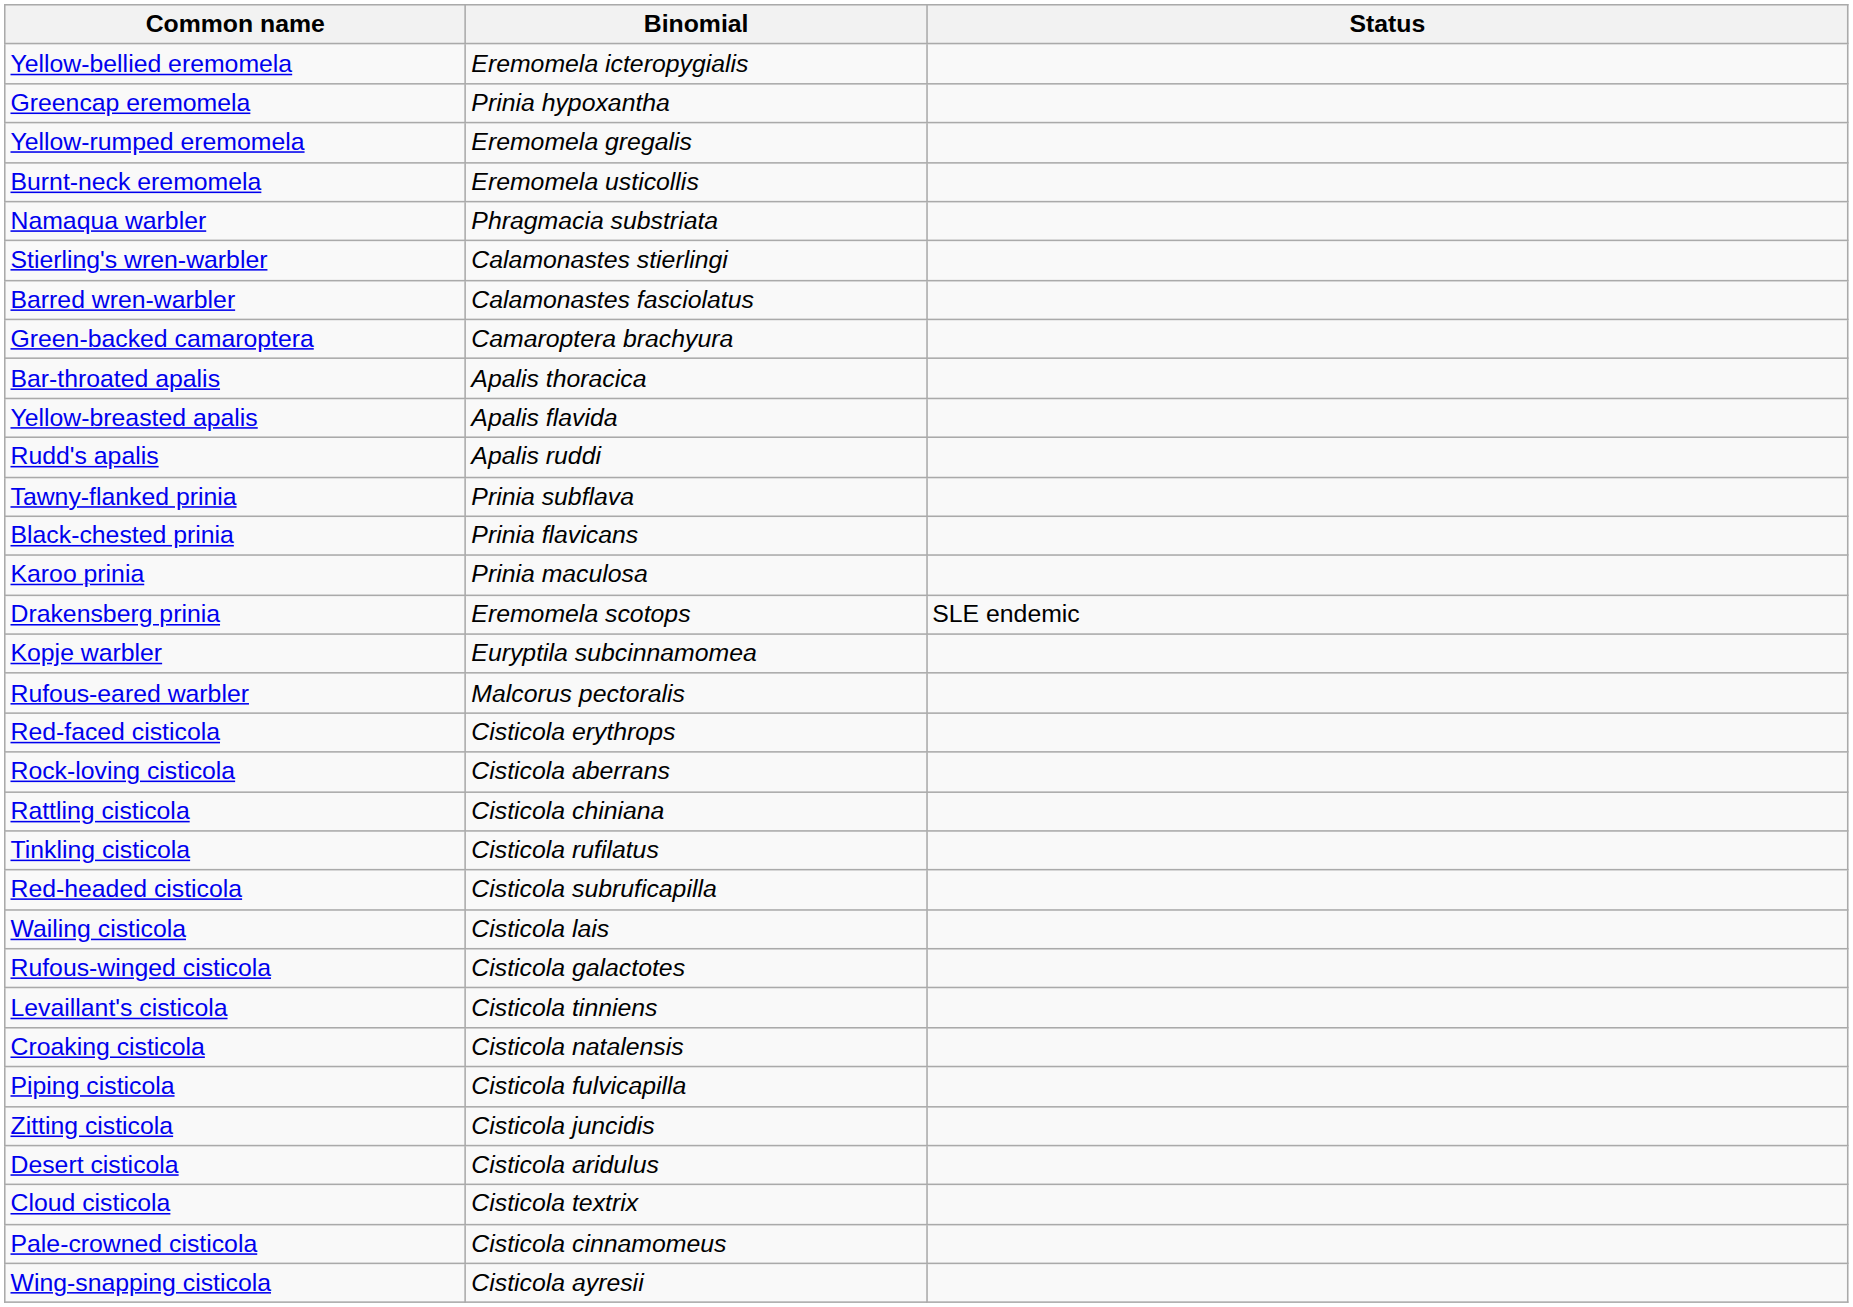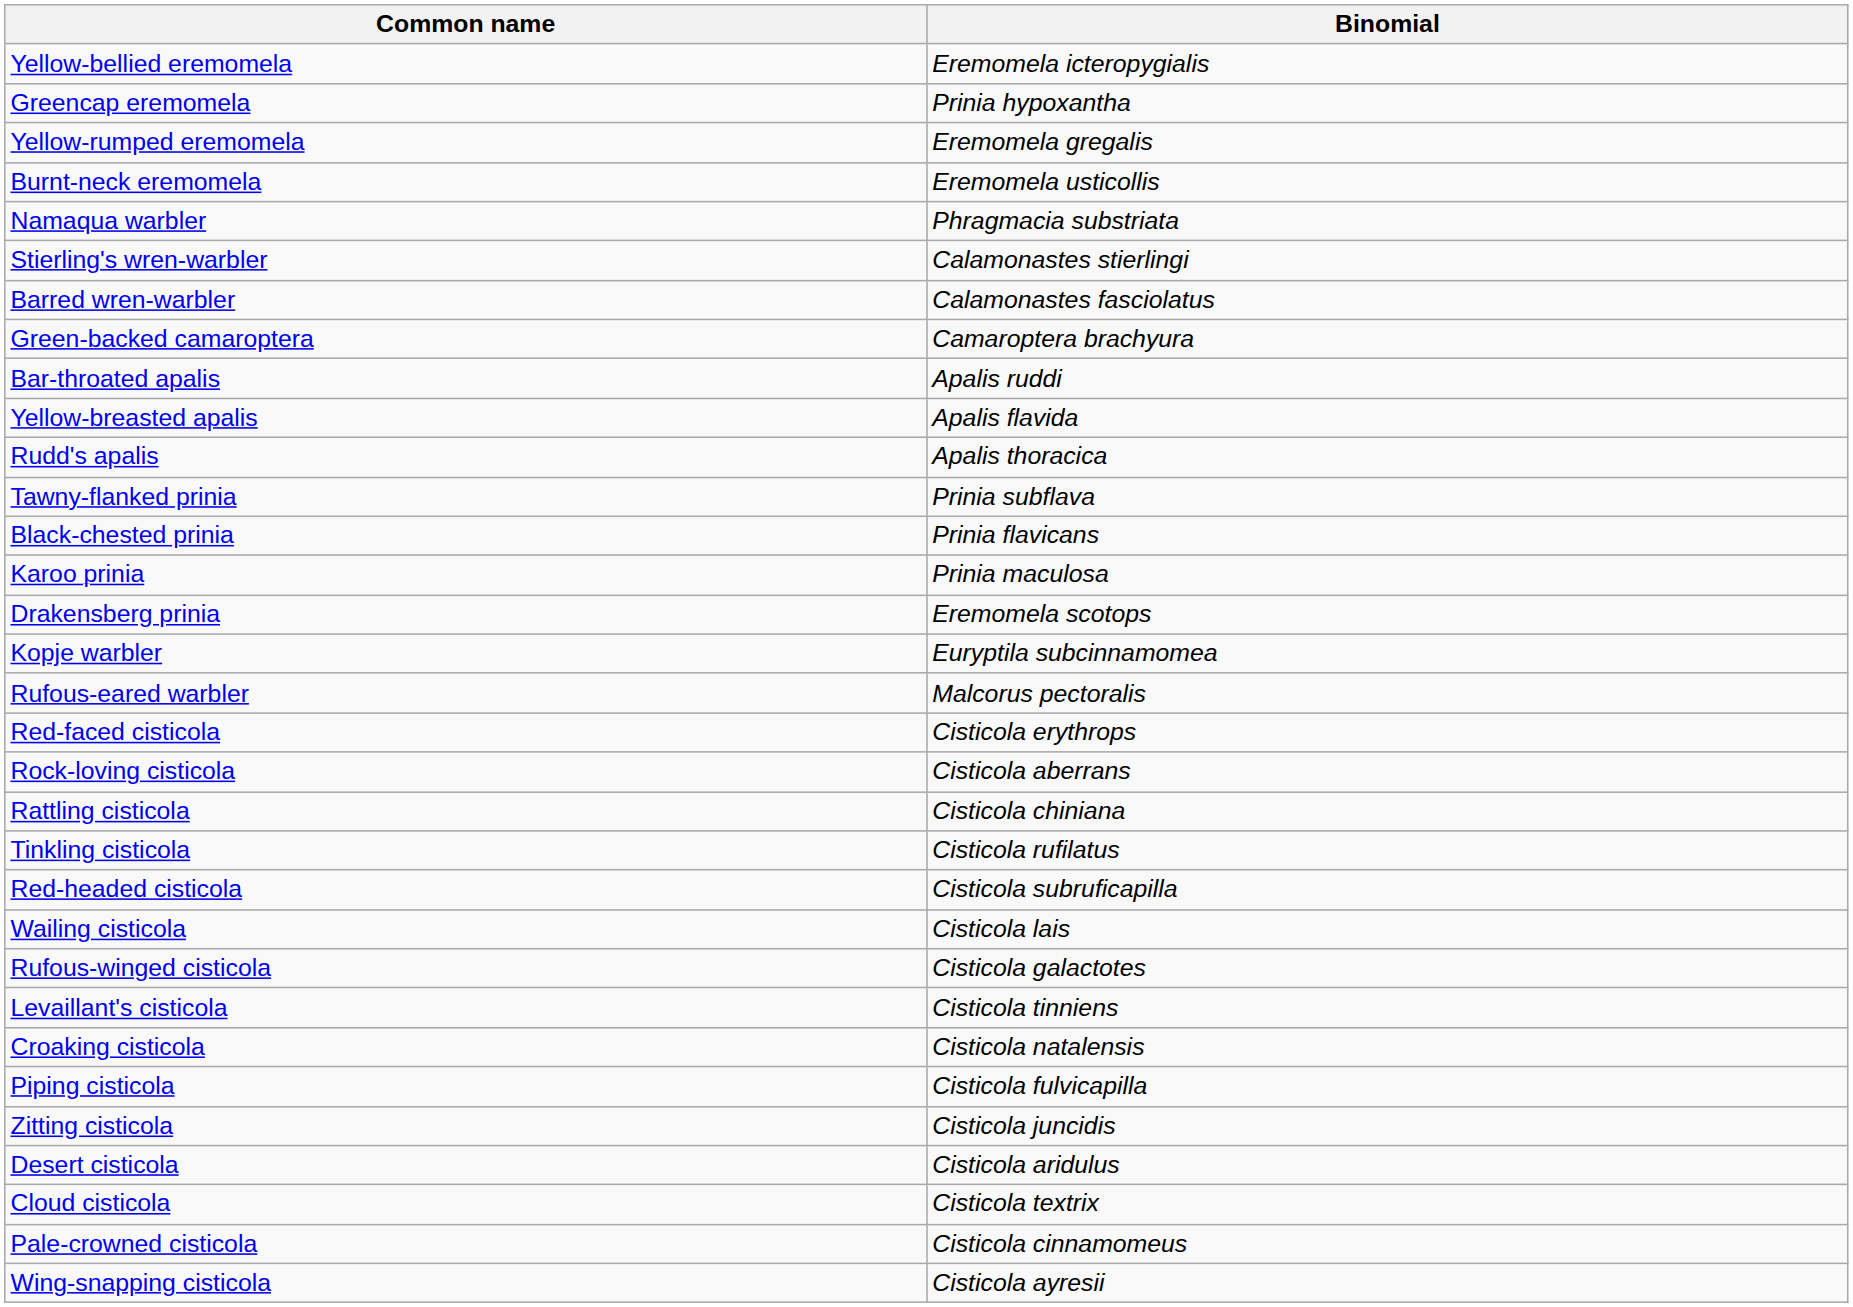- column: (1387, 24)
(559, 378) Apalis thoracica -> (997, 378) Apalis ruddi
(536, 456) Apalis ruddi -> (1020, 456) Apalis thoracica
